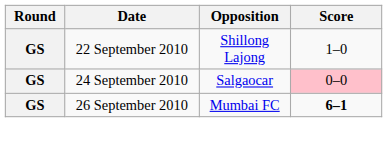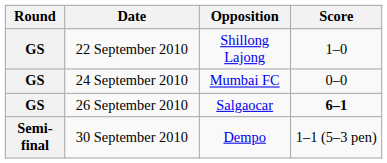(245, 81) Salgaocar -> (245, 81) Mumbai FC
(336, 81) pink background -> (336, 81) no background
(245, 105) Mumbai FC -> (245, 105) Salgaocar
+ row: (132, 137)
